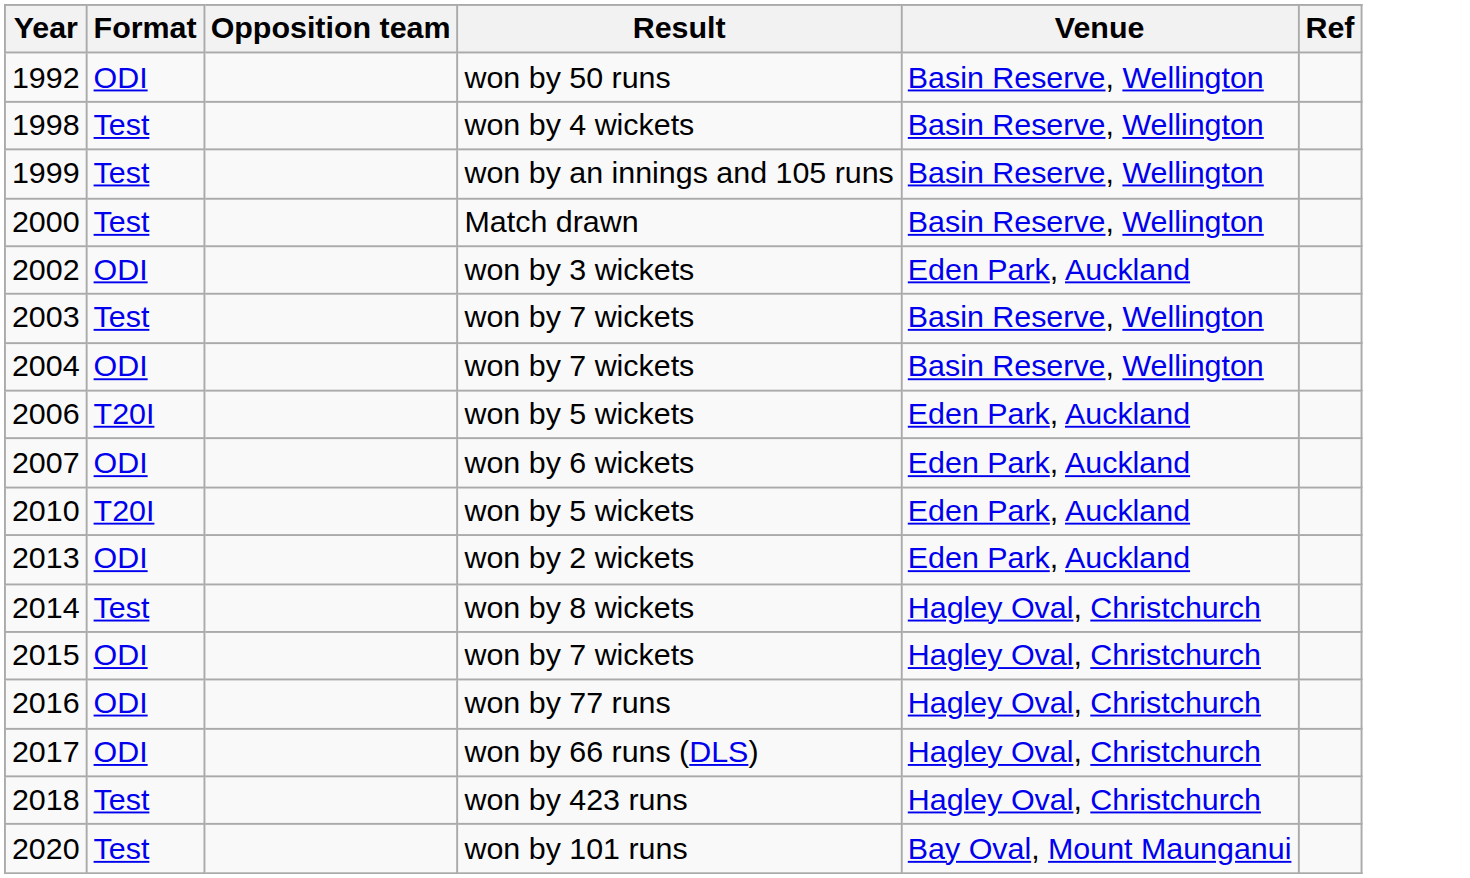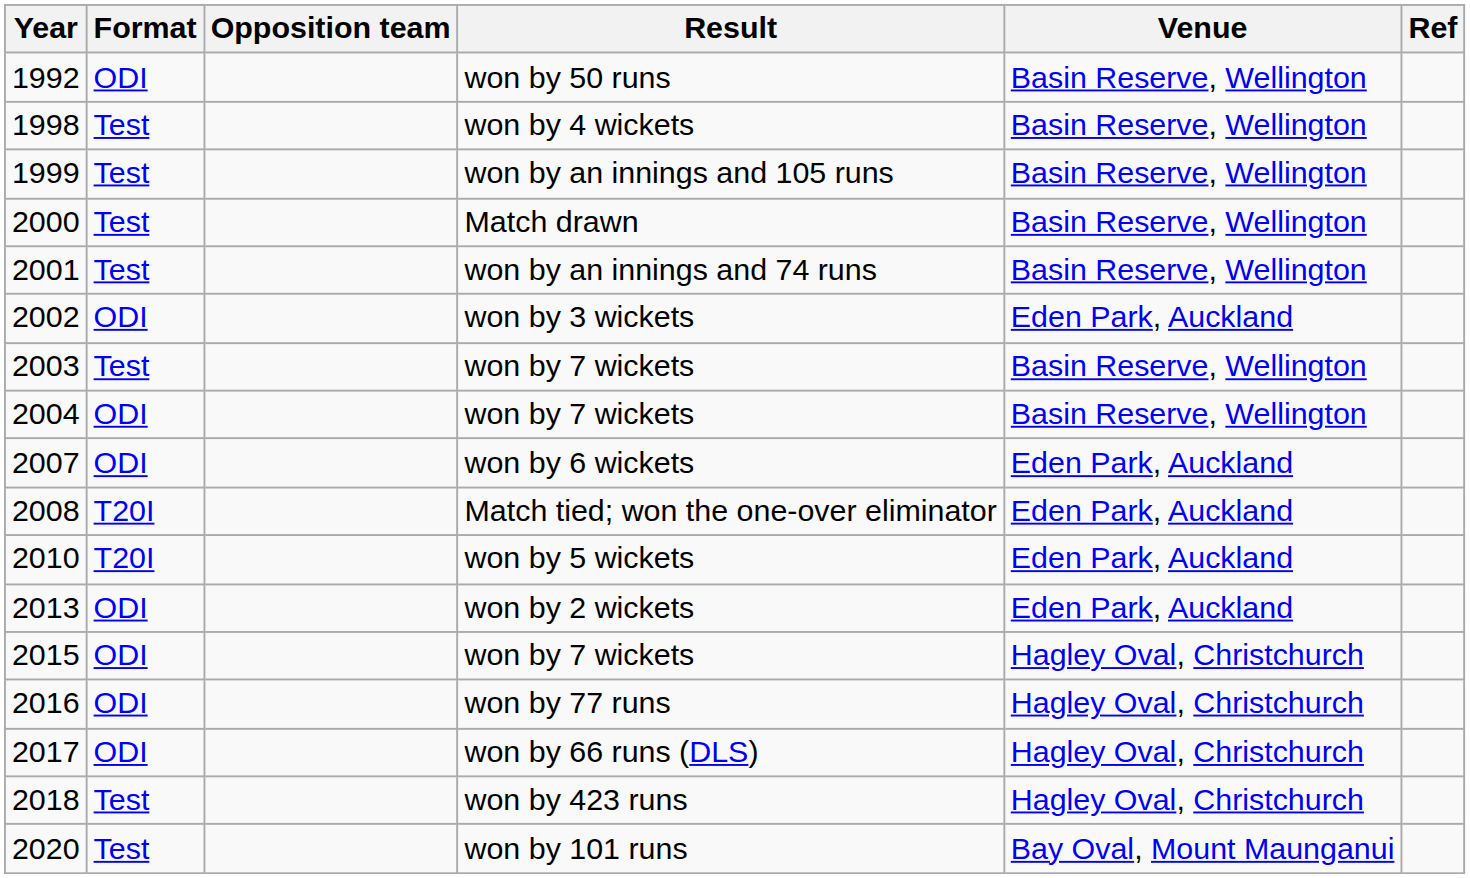+ row: (46, 269)
- row: (46, 414)
+ row: (46, 510)
- row: (46, 607)
